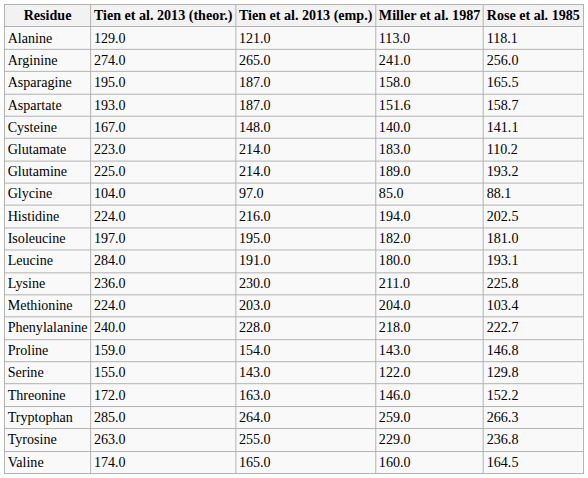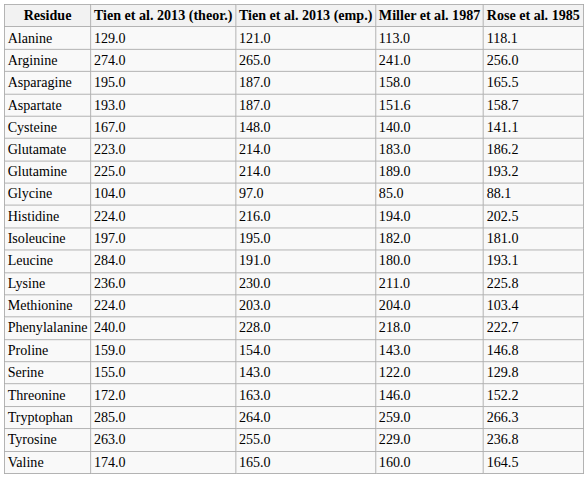(502, 149) 110.2 -> (503, 149) 186.2
